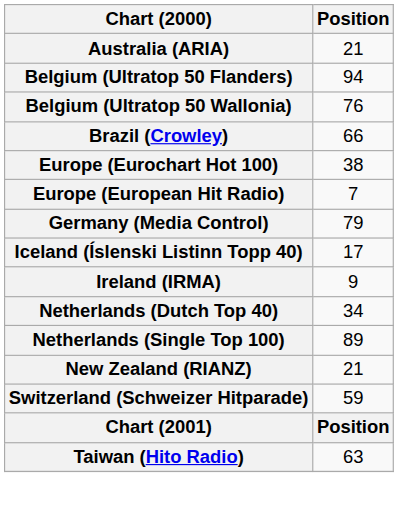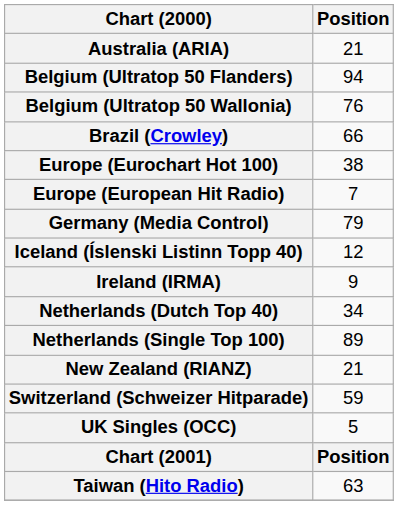(353, 252) 17 -> (353, 252) 12
+ row: (159, 427)
